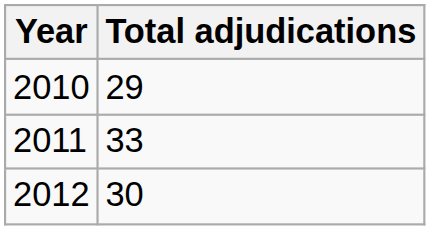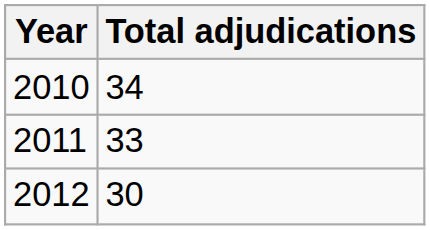(125, 86) 29 -> (125, 86) 34
